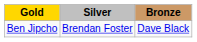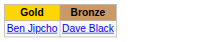- column: (97, 12)
